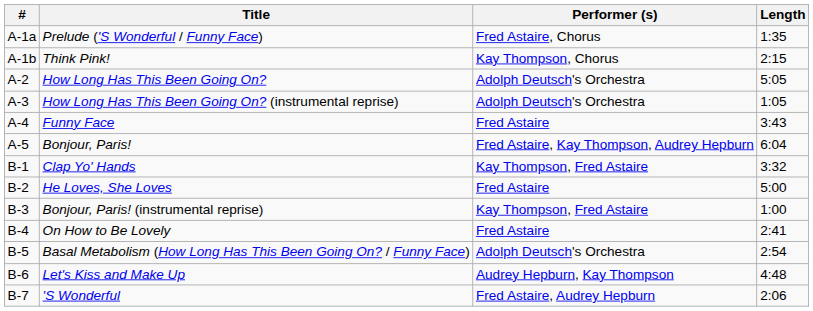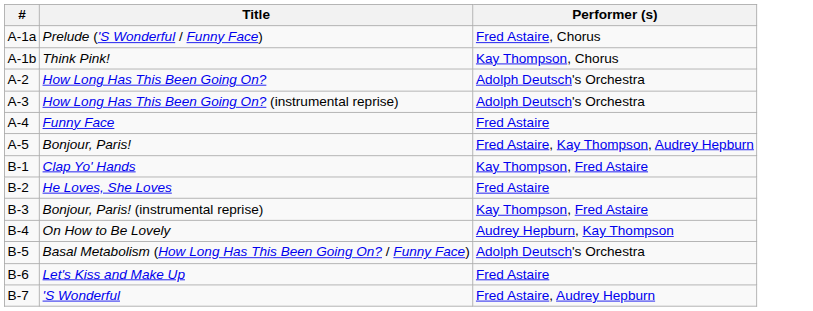- column: (783, 15)
(513, 230) Fred Astaire -> (575, 230) Audrey Hepburn, Kay Thompson
(575, 274) Audrey Hepburn, Kay Thompson -> (513, 274) Fred Astaire
